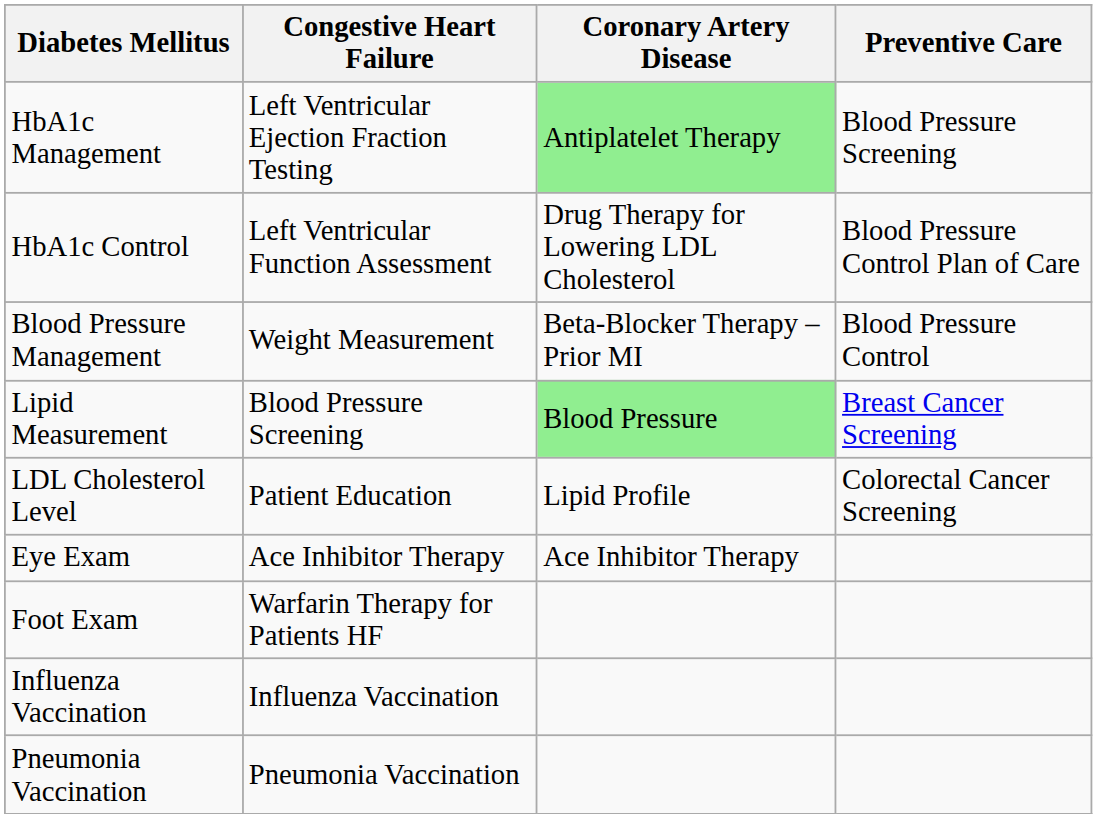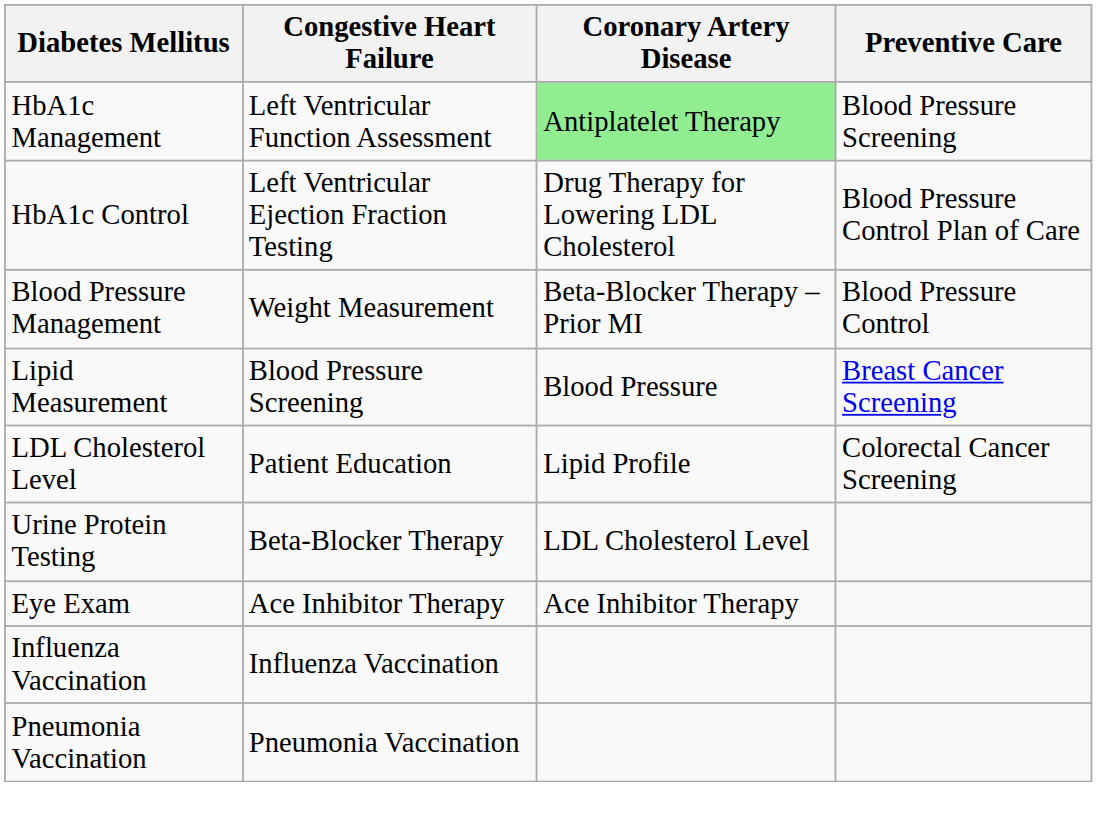(348, 137) Left Ventricular Ejection Fraction Testing -> (370, 120) Left Ventricular Function Assessment
(370, 246) Left Ventricular Function Assessment -> (348, 214) Left Ventricular Ejection Fraction Testing
(630, 418) lightgreen background -> (630, 386) no background
+ row: (89, 541)
- row: (75, 619)
